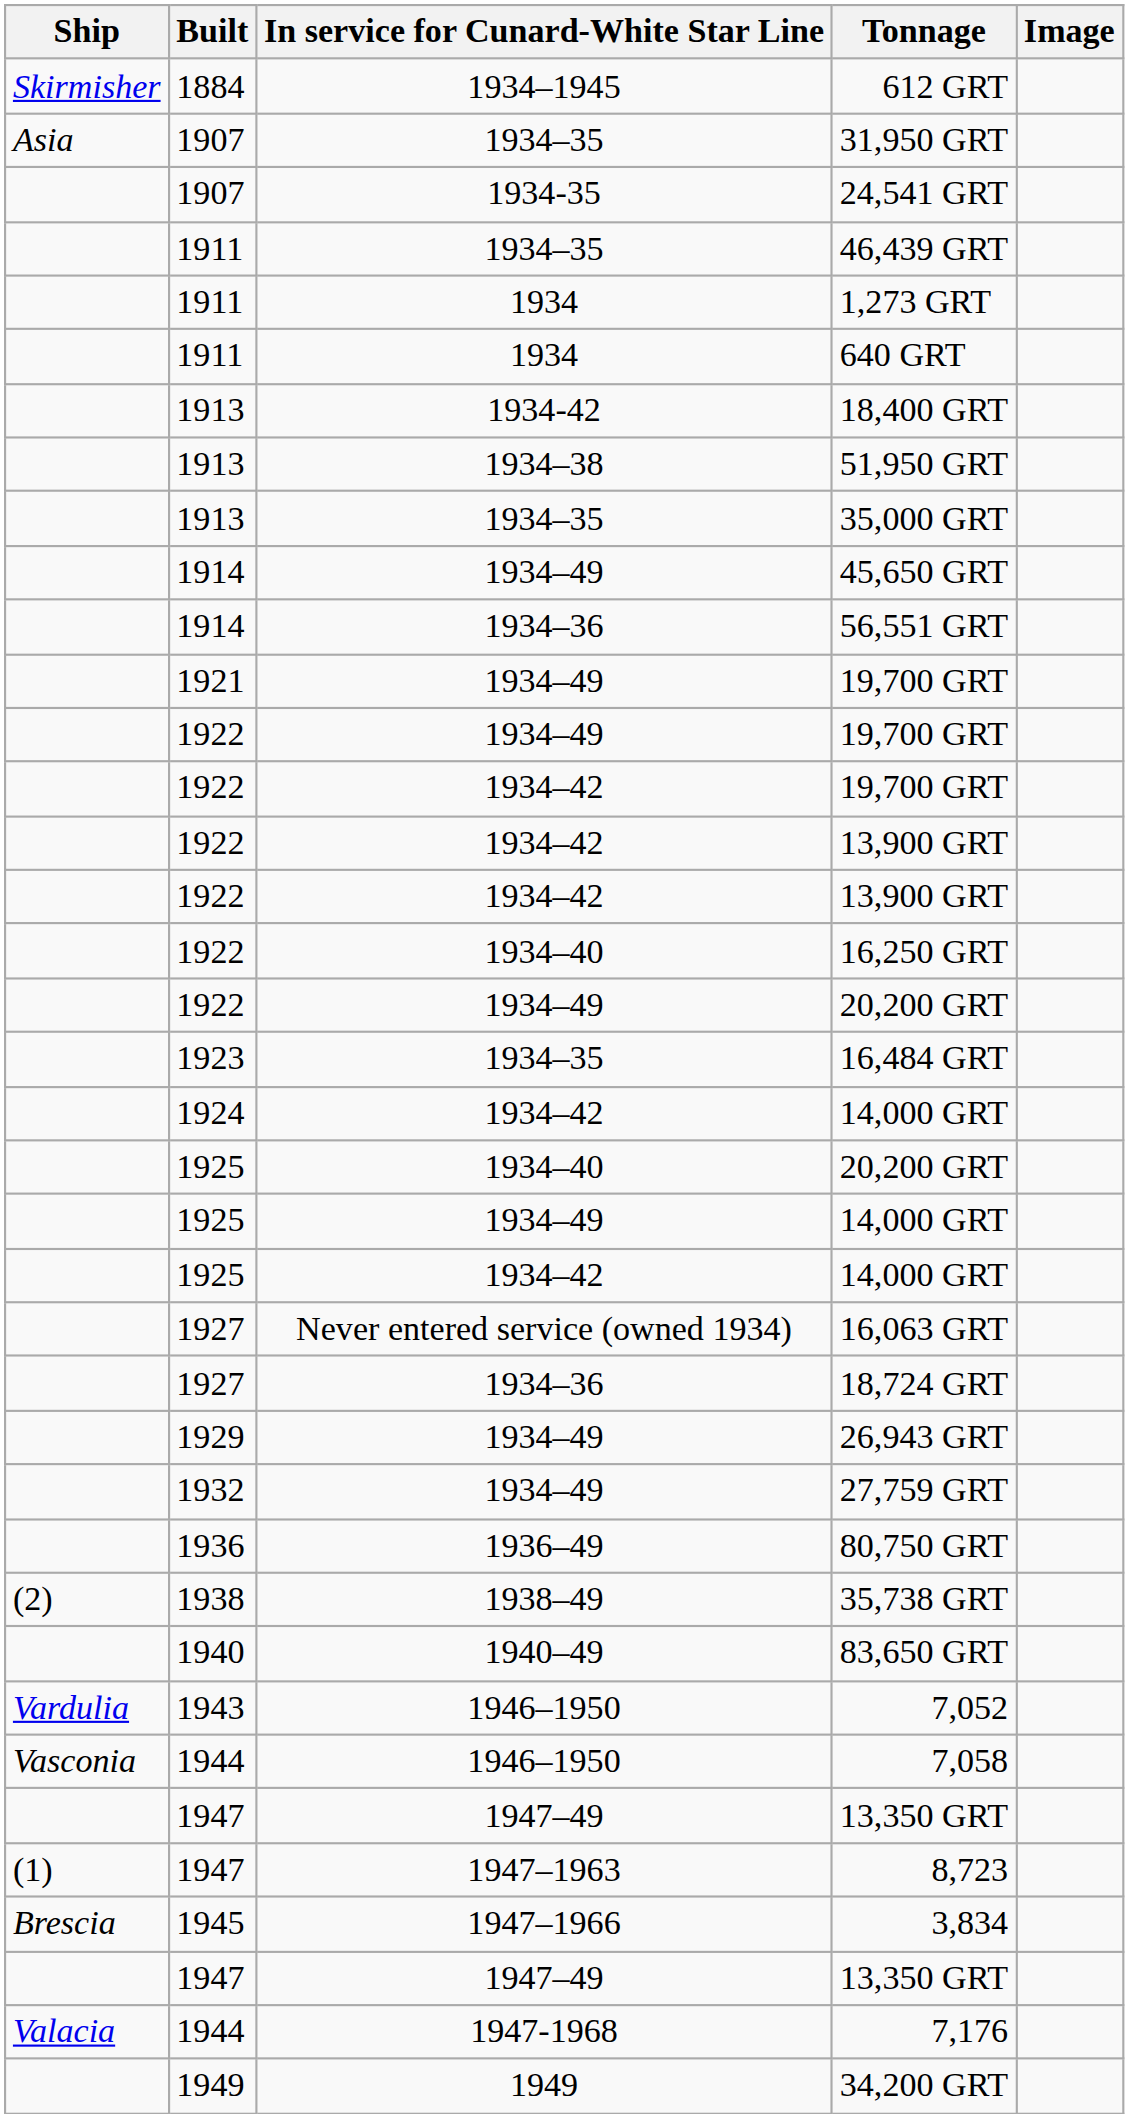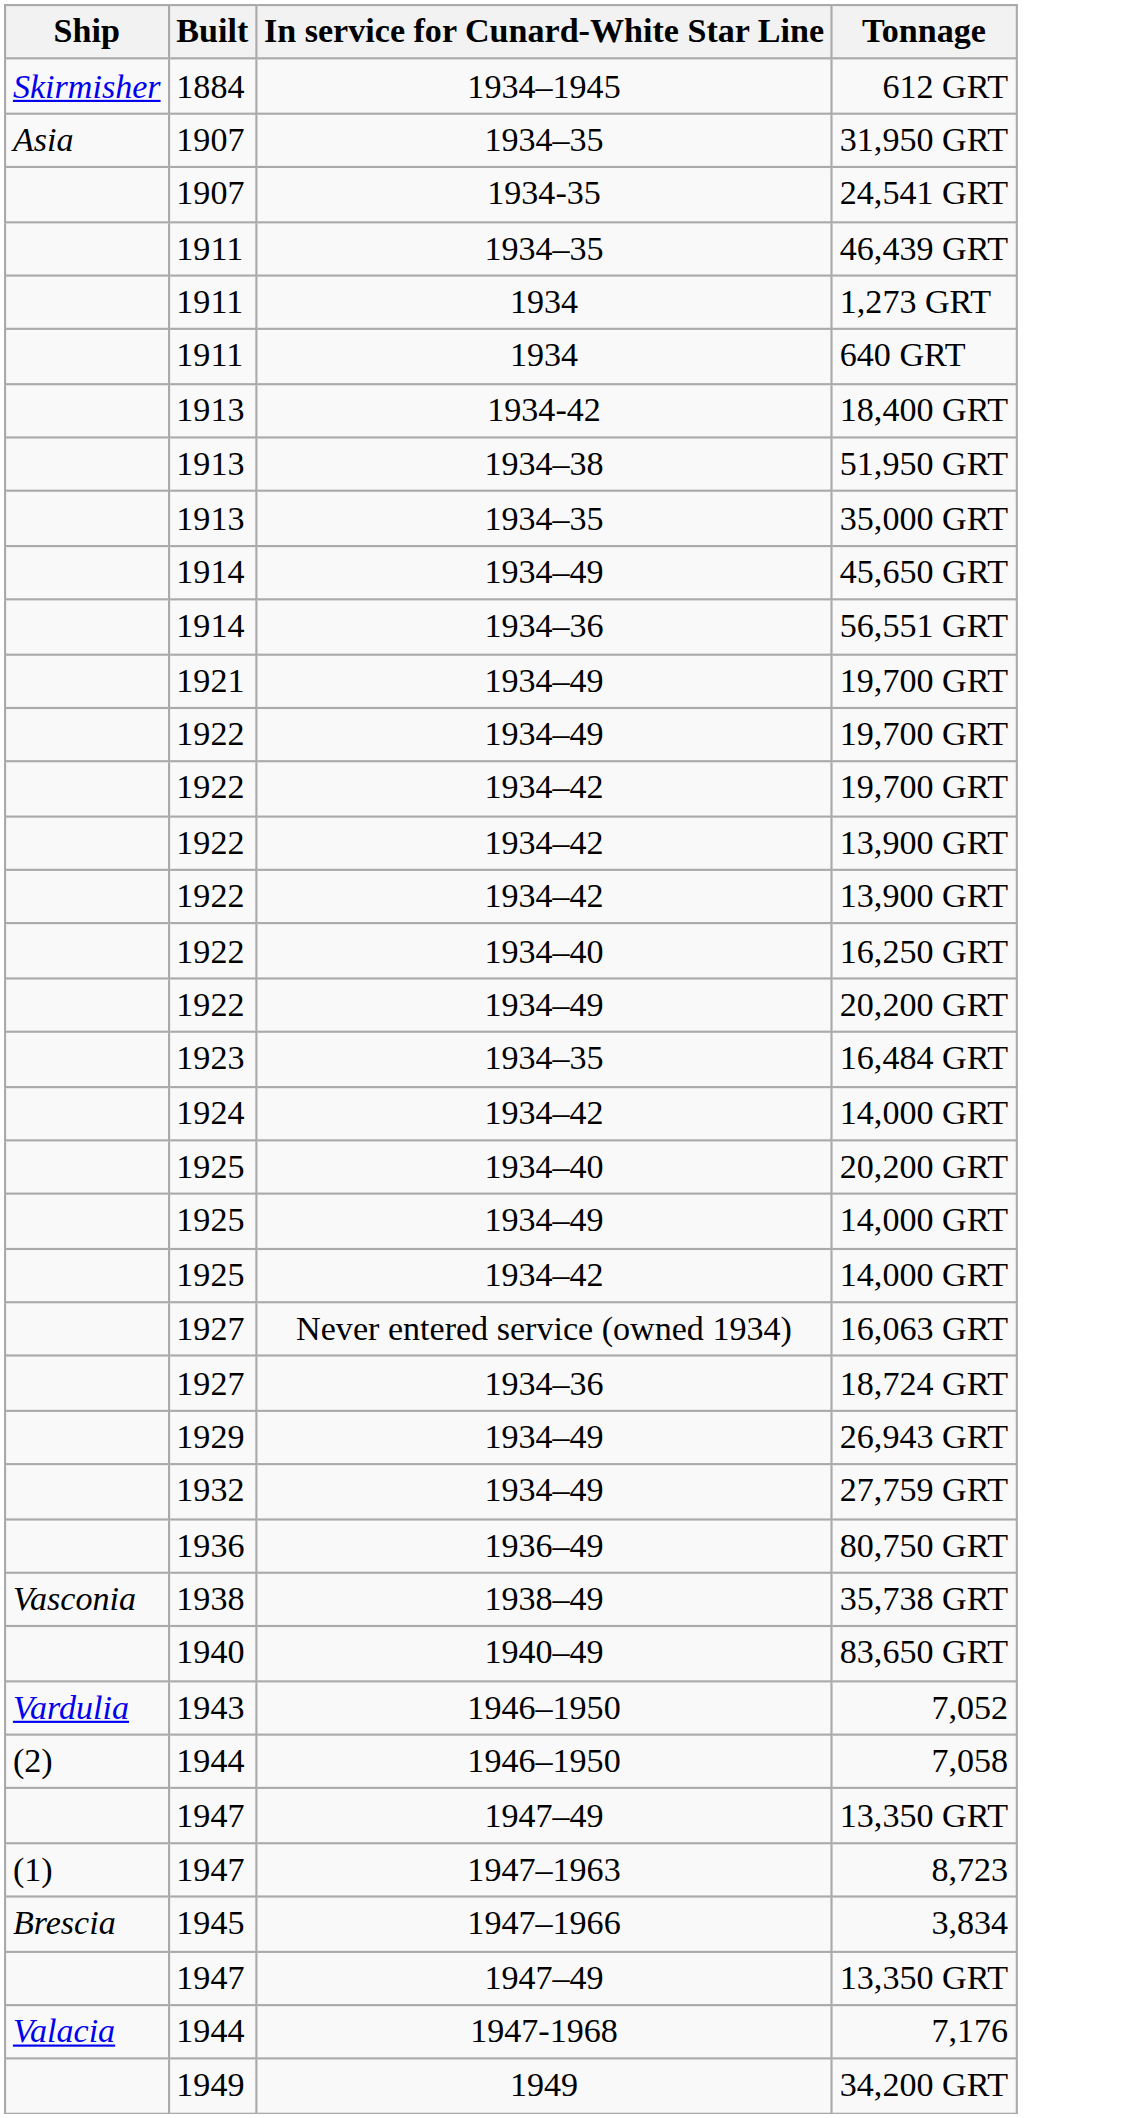- column: (1069, 31)
(33, 1598) (2) -> (74, 1598) Vasconia
(74, 1761) Vasconia -> (33, 1761) (2)
